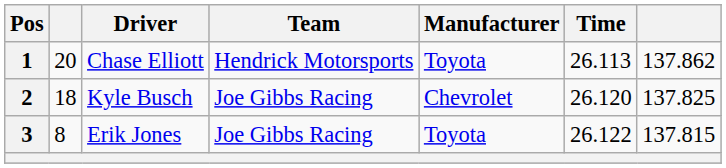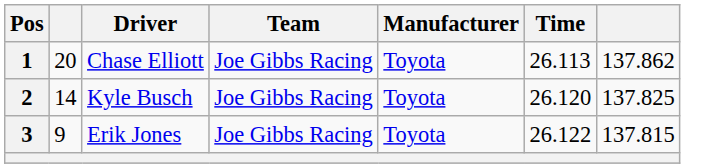(314, 60) Hendrick Motorsports -> (294, 60) Joe Gibbs Racing
(65, 97) 18 -> (65, 97) 14
(468, 97) Chevrolet -> (414, 97) Toyota
(60, 134) 8 -> (60, 134) 9
